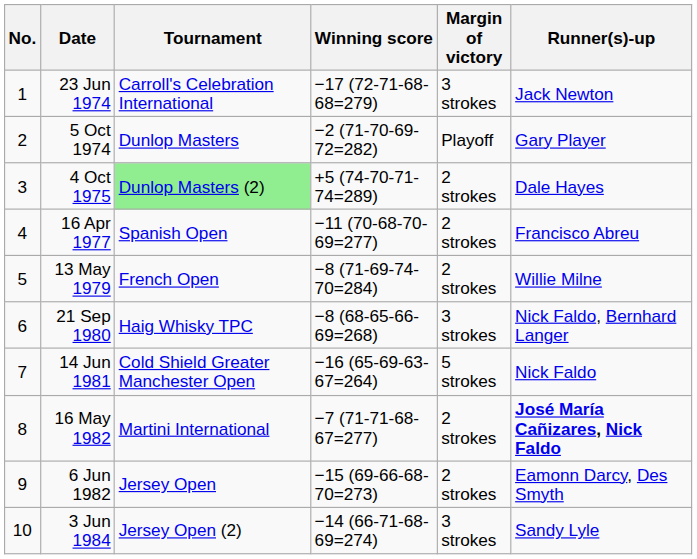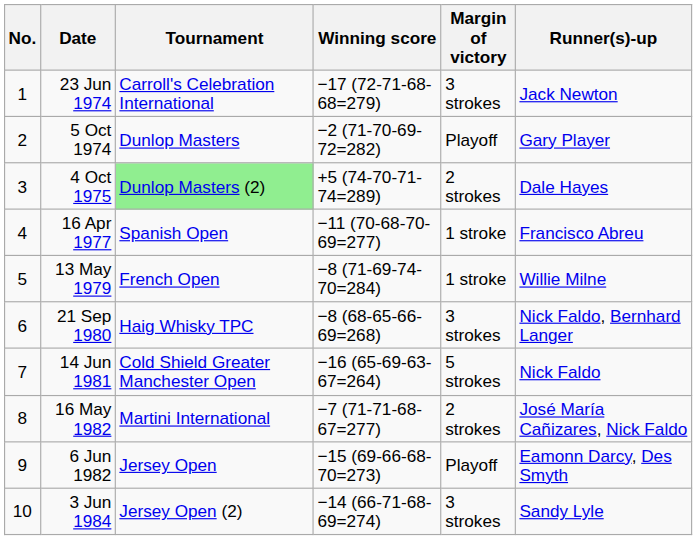(469, 233) 2 strokes -> (476, 233) 1 stroke
(469, 279) 2 strokes -> (476, 279) 1 stroke
(579, 428) bold -> (603, 418) normal
(469, 484) 2 strokes -> (471, 465) Playoff
